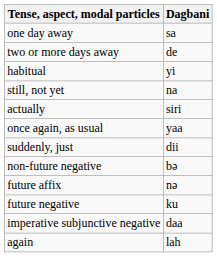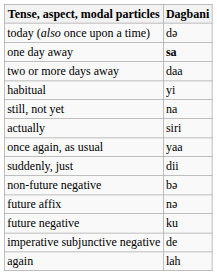+ row: (79, 33)
(171, 33) normal -> (171, 52) bold
(172, 52) de -> (174, 71) daa
(174, 223) daa -> (172, 242) de
